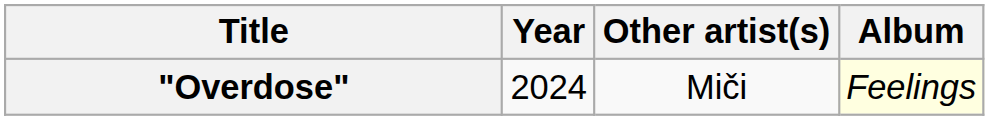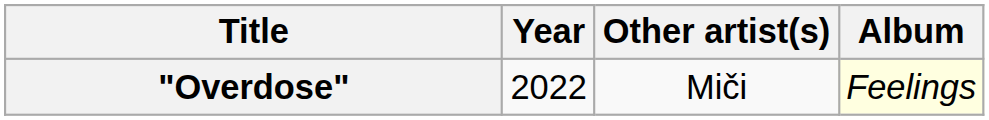(549, 86) 2024 -> (549, 86) 2022
